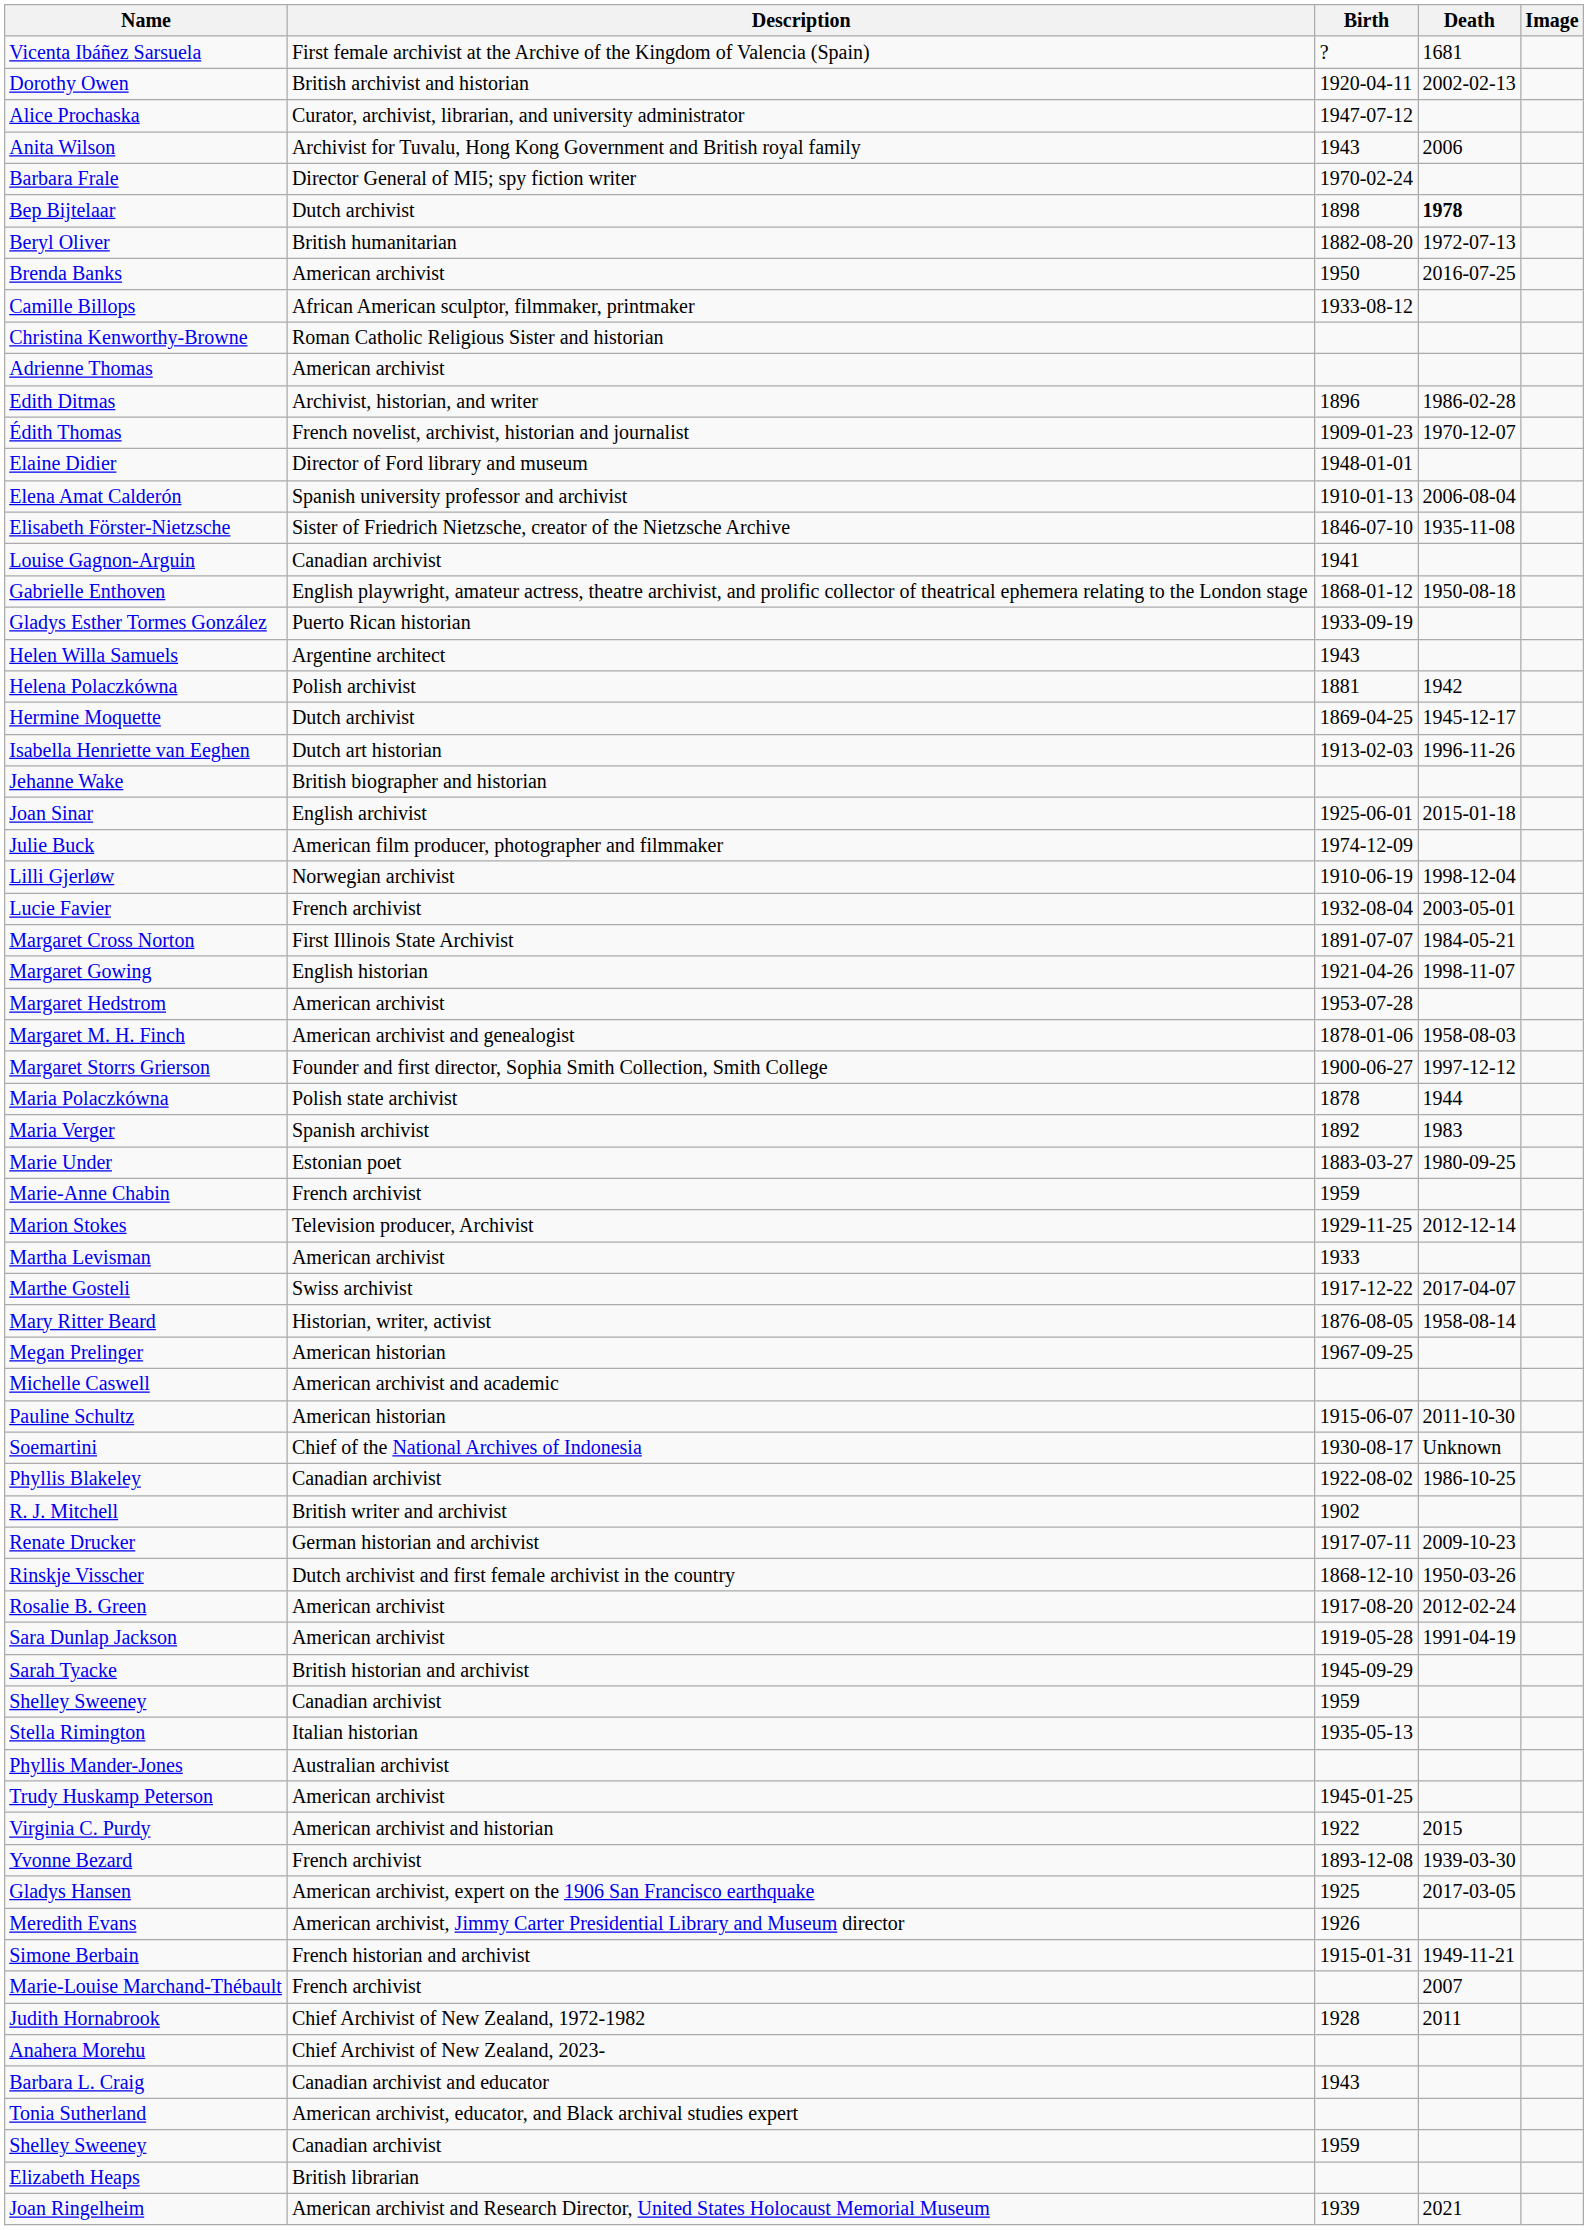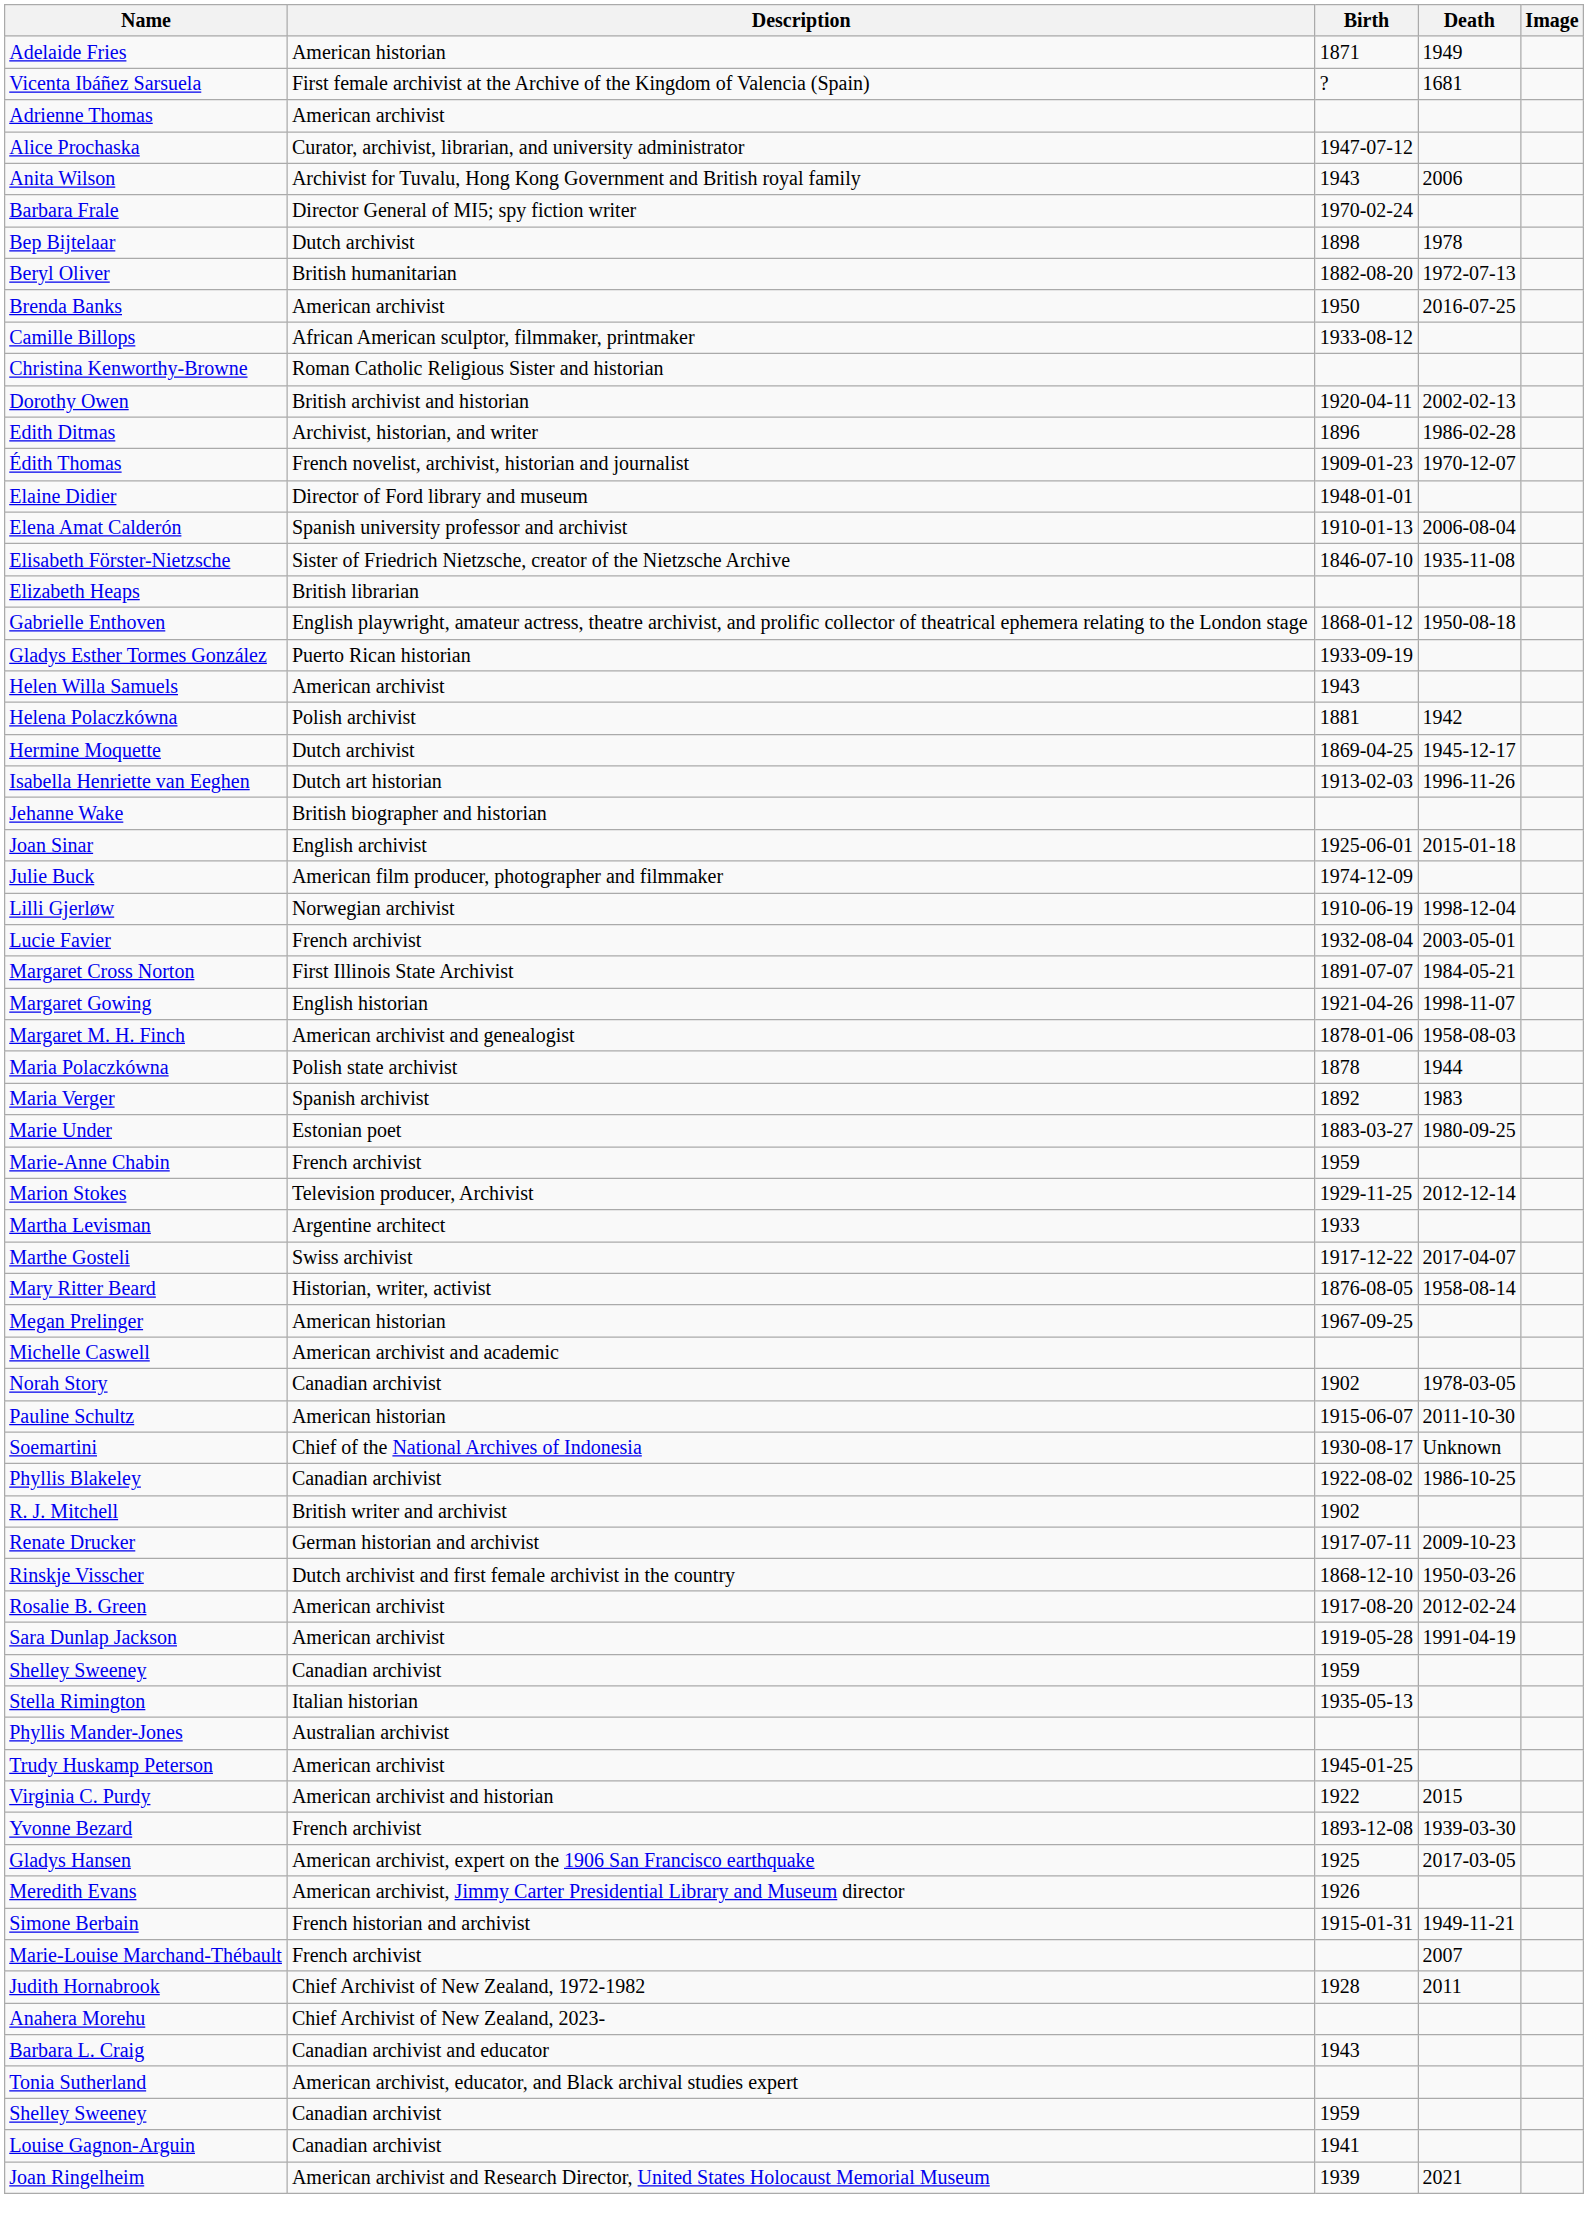+ row: (68, 52)
rows swapped: (81, 369) <-> (69, 83)
(1442, 210) bold -> (1442, 242) normal
rows swapped: (74, 2177) <-> (102, 559)
(369, 654) Argentine architect -> (368, 686) American archivist
- row: (88, 1003)
- row: (110, 1067)
(368, 1257) American archivist -> (369, 1225) Argentine architect
+ row: (58, 1384)
- row: (63, 1669)
